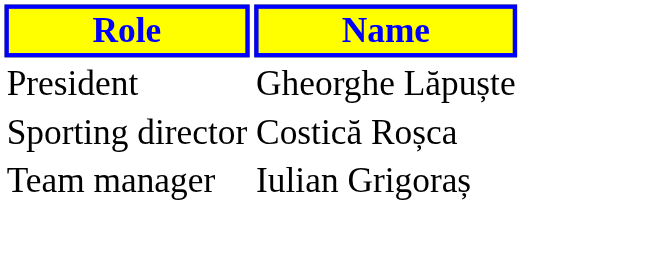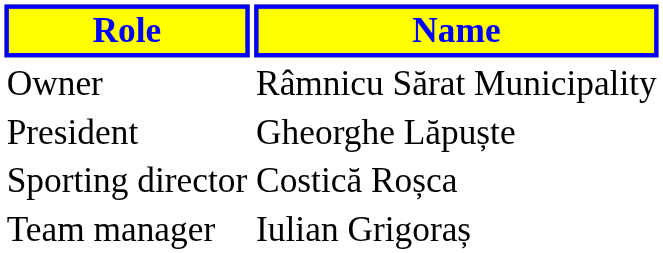+ row: (55, 83)
